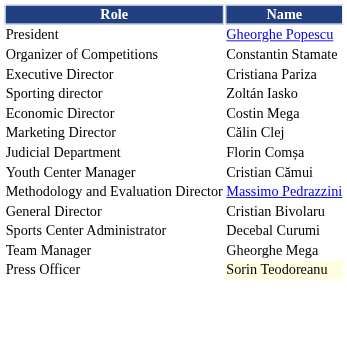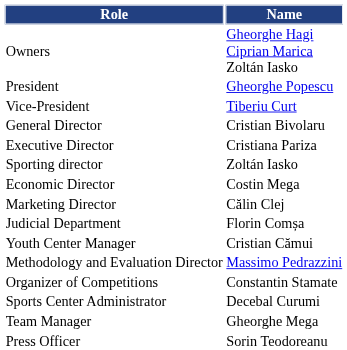+ row: (28, 51)
+ row: (48, 106)
rows swapped: (54, 211) <-> (82, 54)
(277, 270) lightyellow background -> (277, 341) no background
